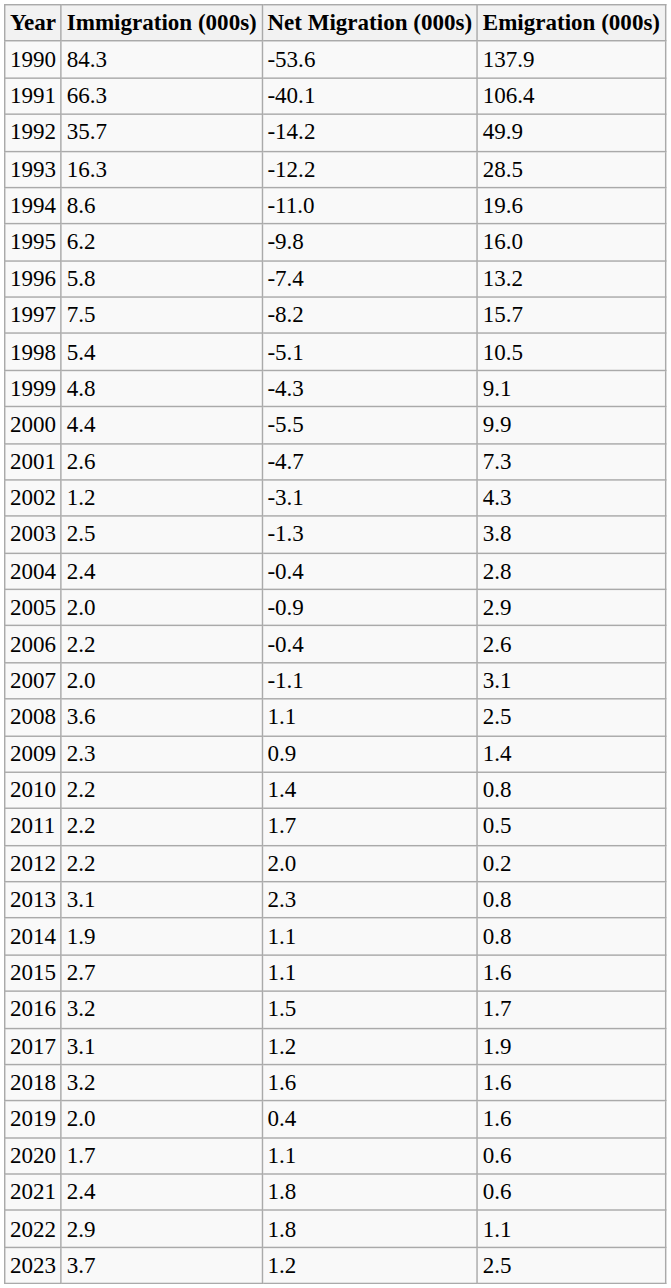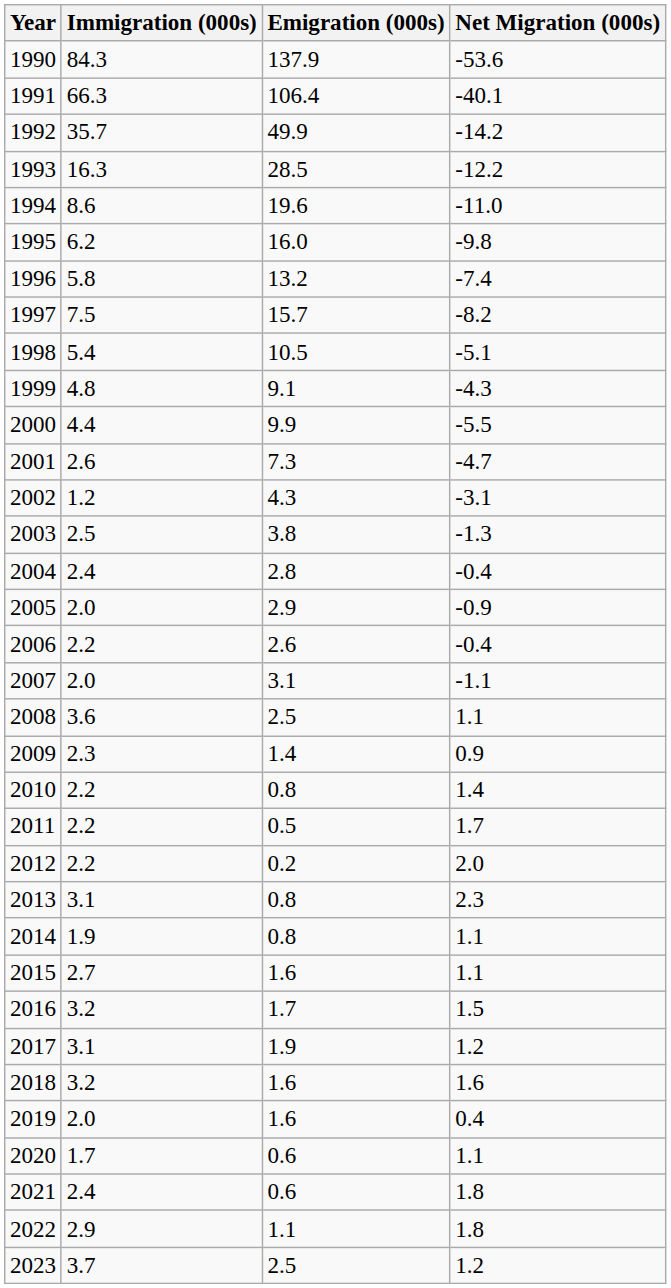columns swapped: (571, 22) <-> (370, 22)
